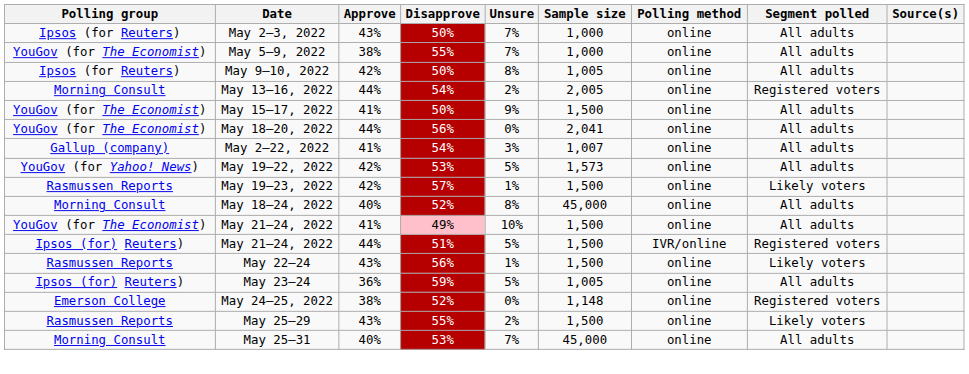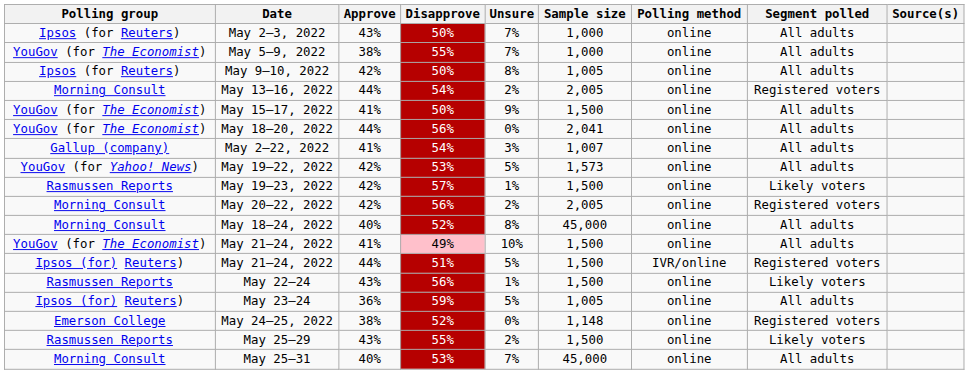+ row: (277, 205)
